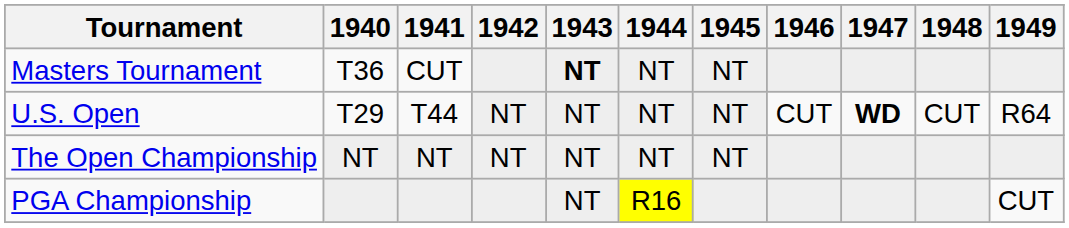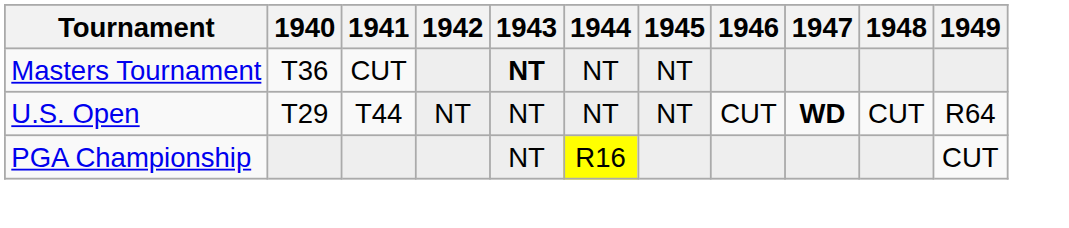- row: (164, 158)
